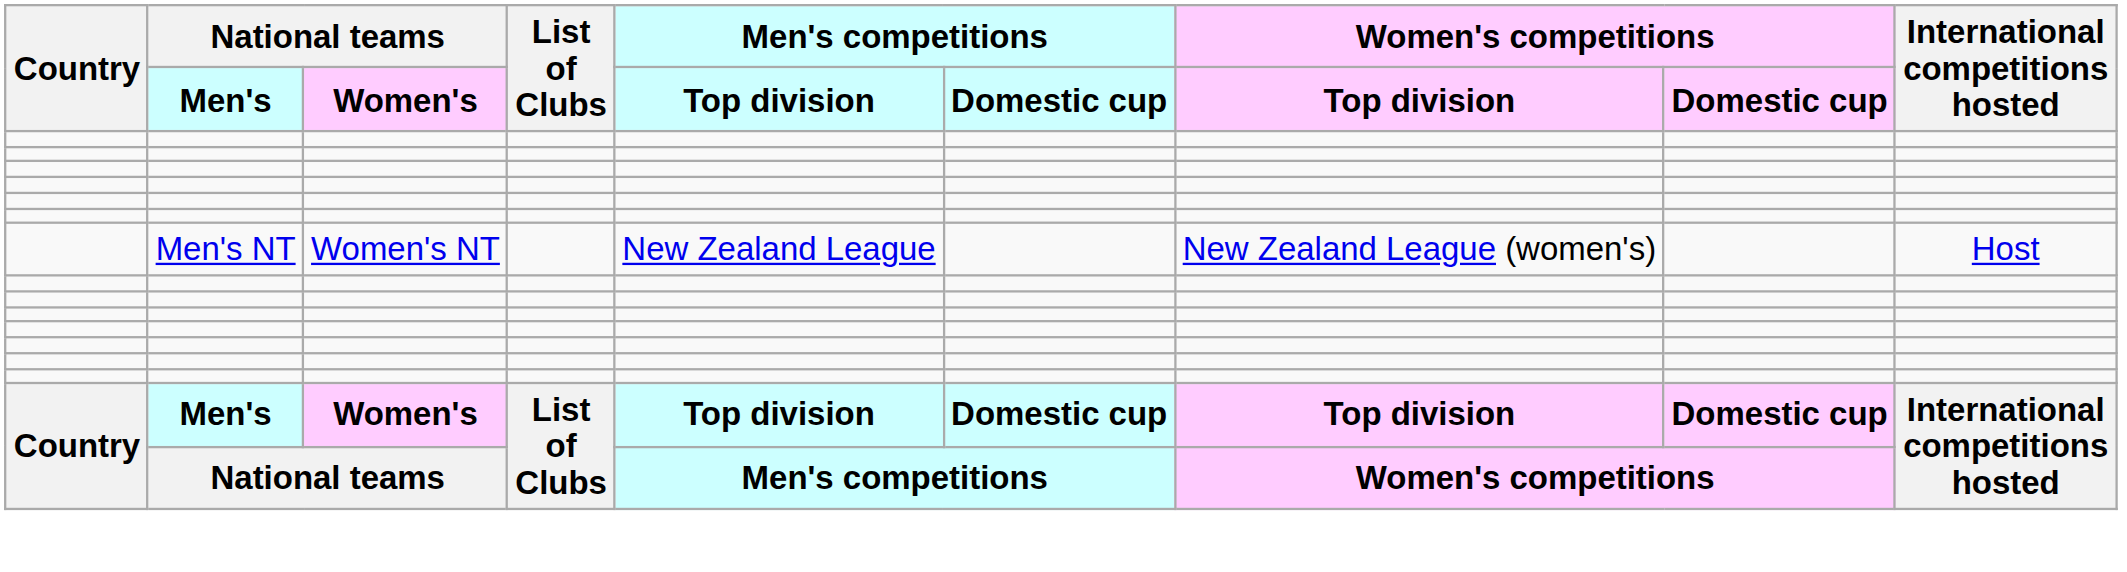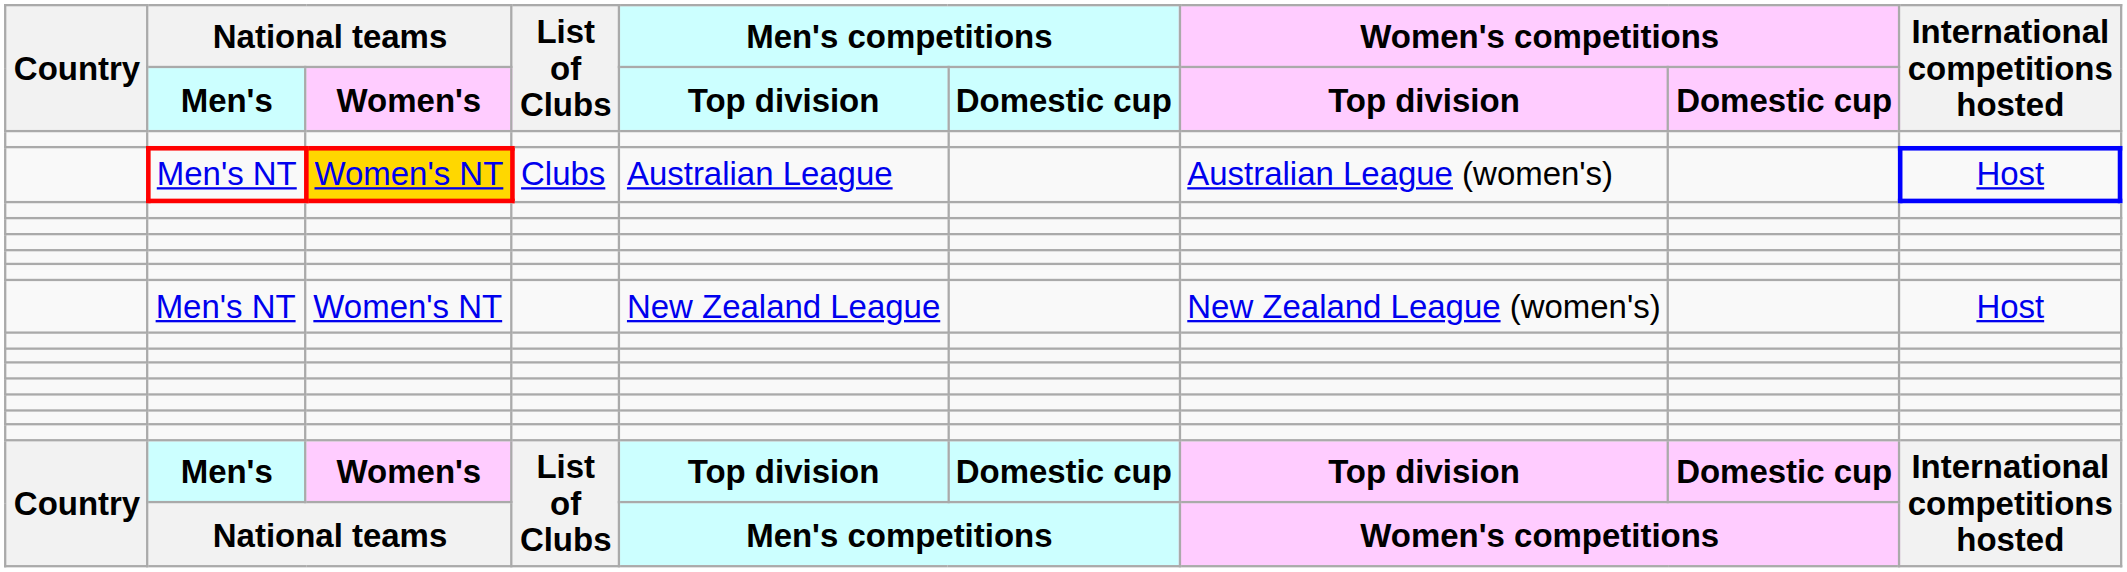+ row: (227, 175)
